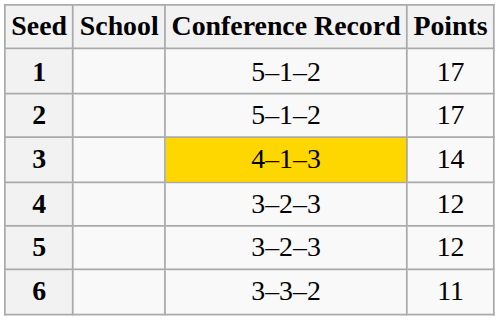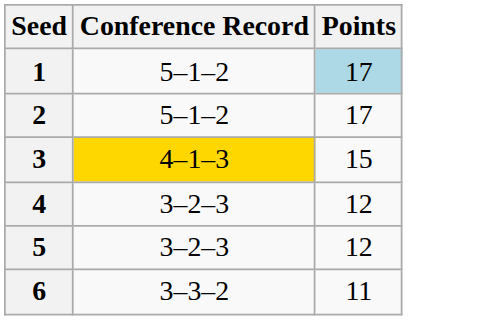- column: (119, 26)
(451, 70) no background -> (359, 70) lightblue background
(451, 159) 14 -> (359, 159) 15
